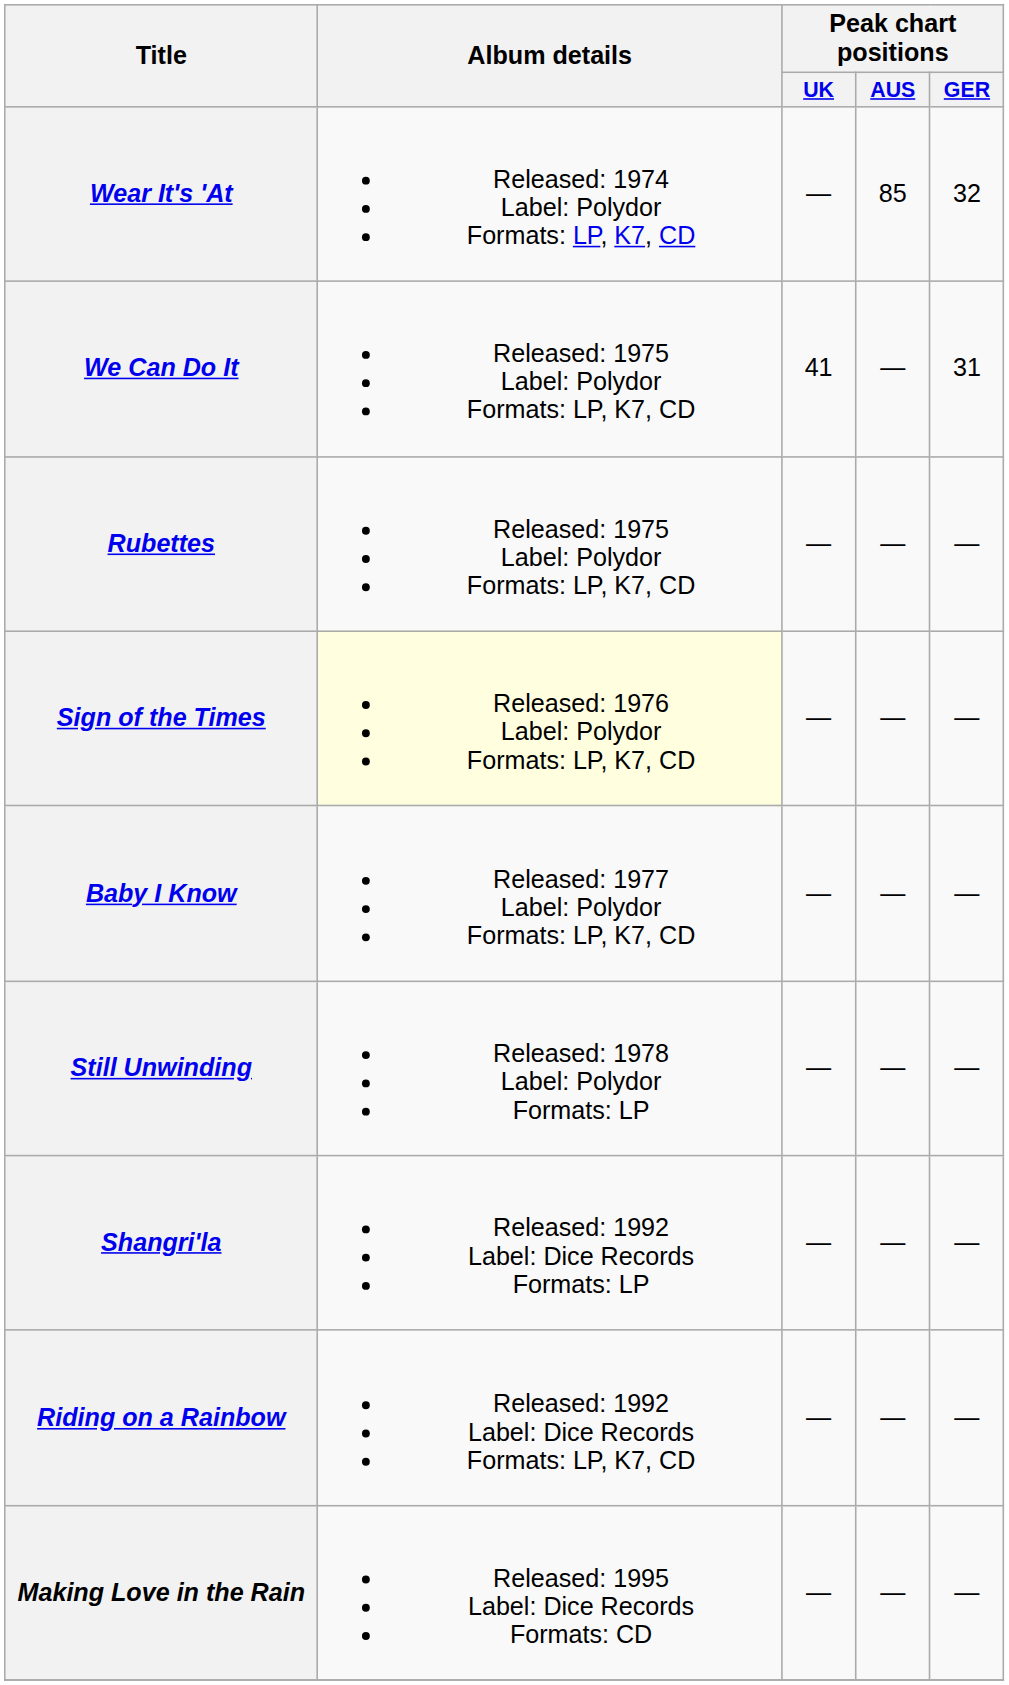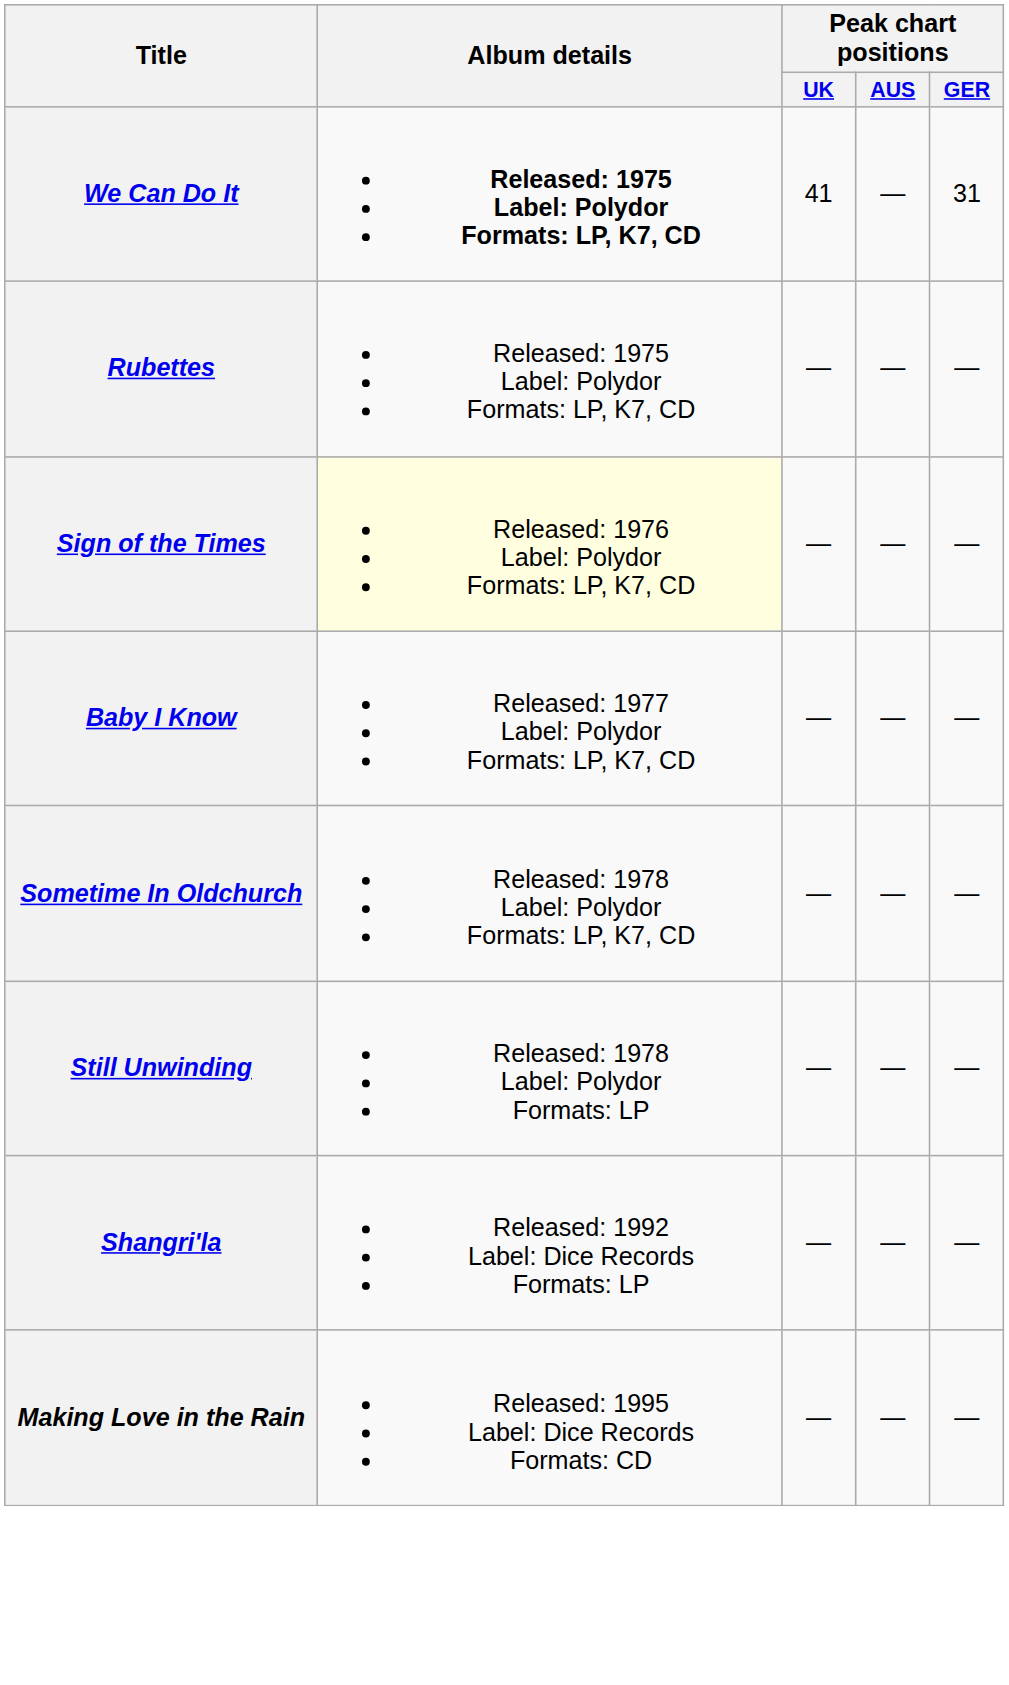- row: (161, 193)
(550, 383) normal -> (550, 208) bold
+ row: (161, 893)
- row: (161, 1417)
